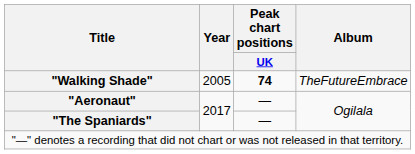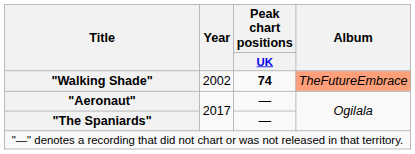(217, 80) 2005 -> (217, 80) 2002
(353, 80) no background -> (353, 80) lightsalmon background
